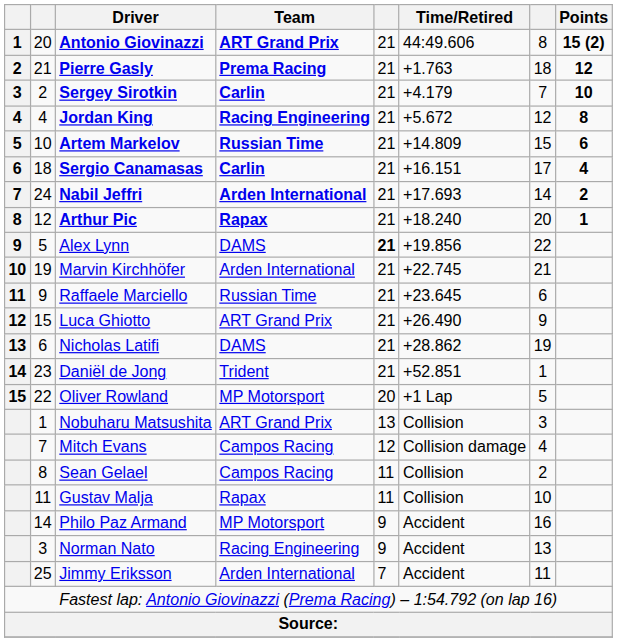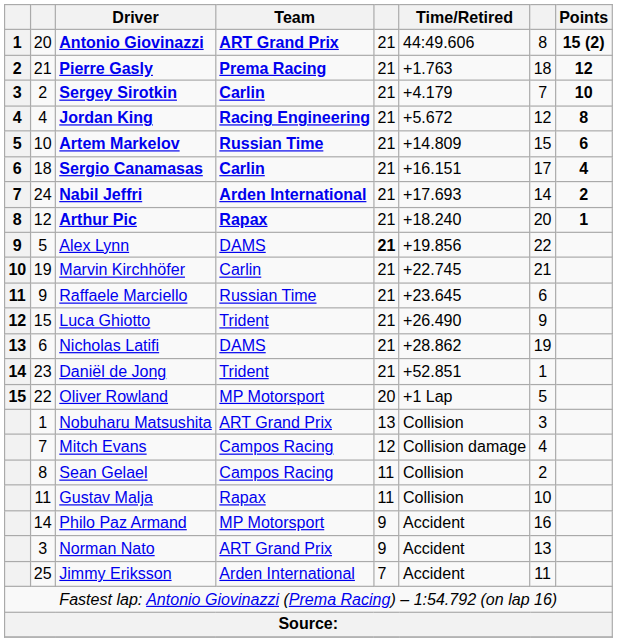(287, 270) Arden International -> (240, 270) Carlin
(276, 320) ART Grand Prix -> (244, 320) Trident
(289, 548) Racing Engineering -> (276, 548) ART Grand Prix
